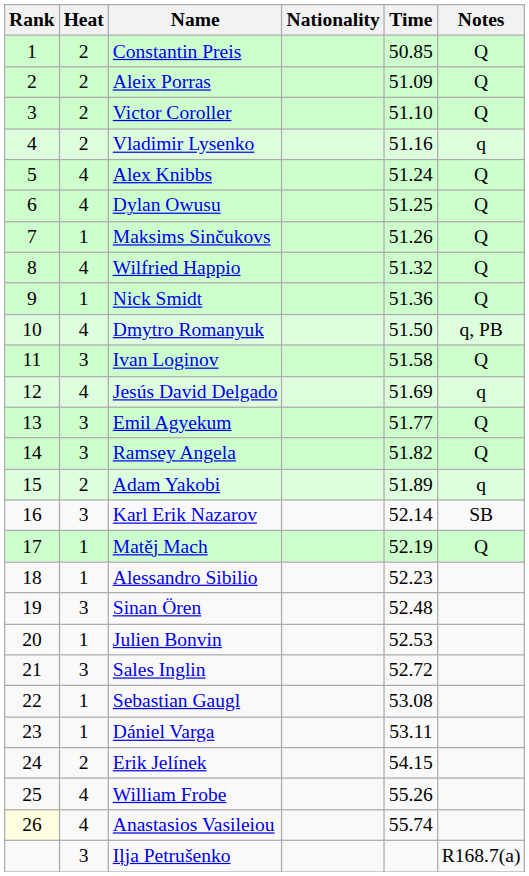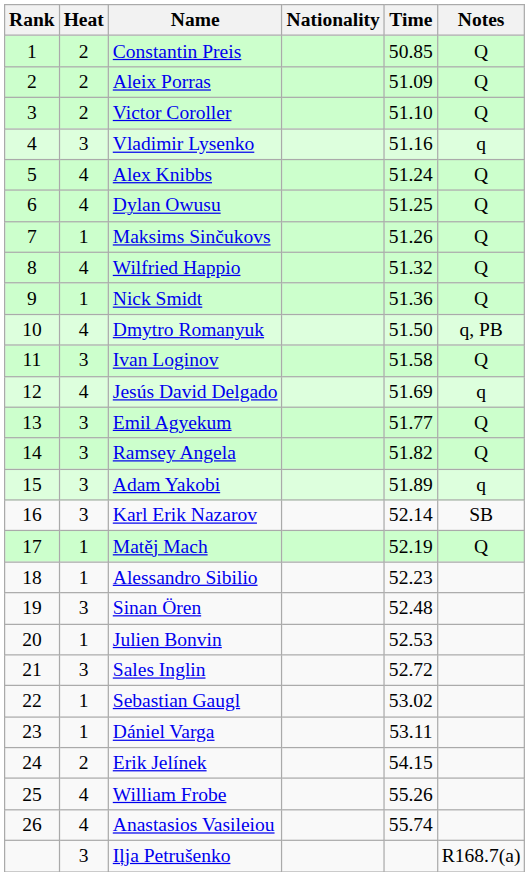(84, 143) 2 -> (84, 143) 3
(84, 484) 2 -> (84, 484) 3
(411, 701) 53.08 -> (411, 701) 53.02
(32, 824) lightyellow background -> (32, 824) no background
